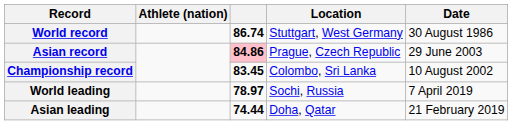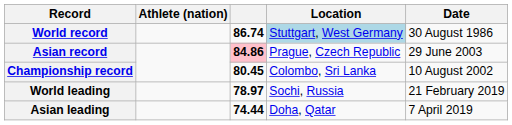(336, 33) no background -> (336, 33) lightblue background
(248, 71) 83.45 -> (248, 71) 80.45
(441, 91) 7 April 2019 -> (456, 91) 21 February 2019
(456, 110) 21 February 2019 -> (441, 110) 7 April 2019
